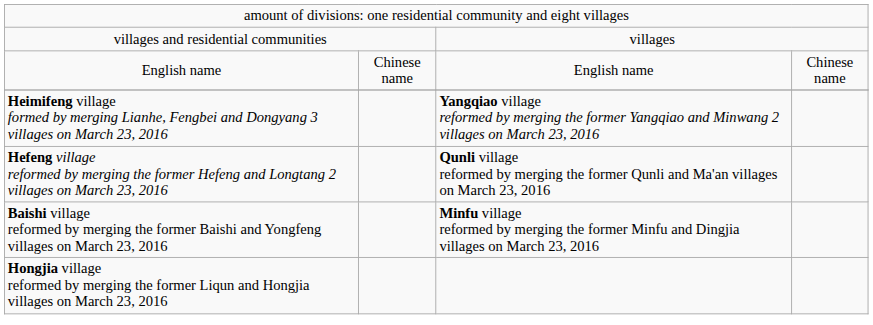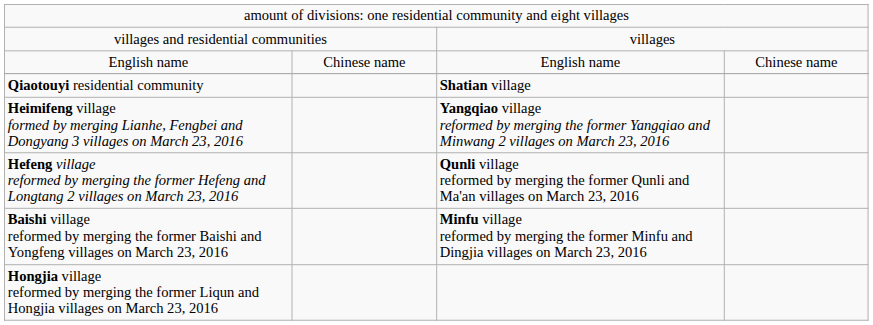+ row: (106, 85)
